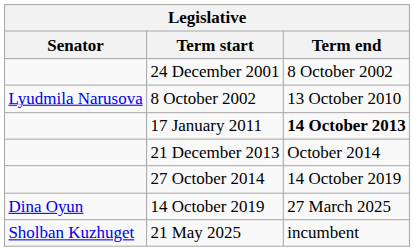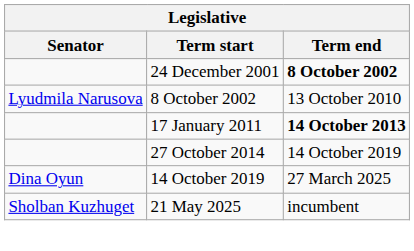(340, 71) normal -> (342, 71) bold
- row: (215, 152)
